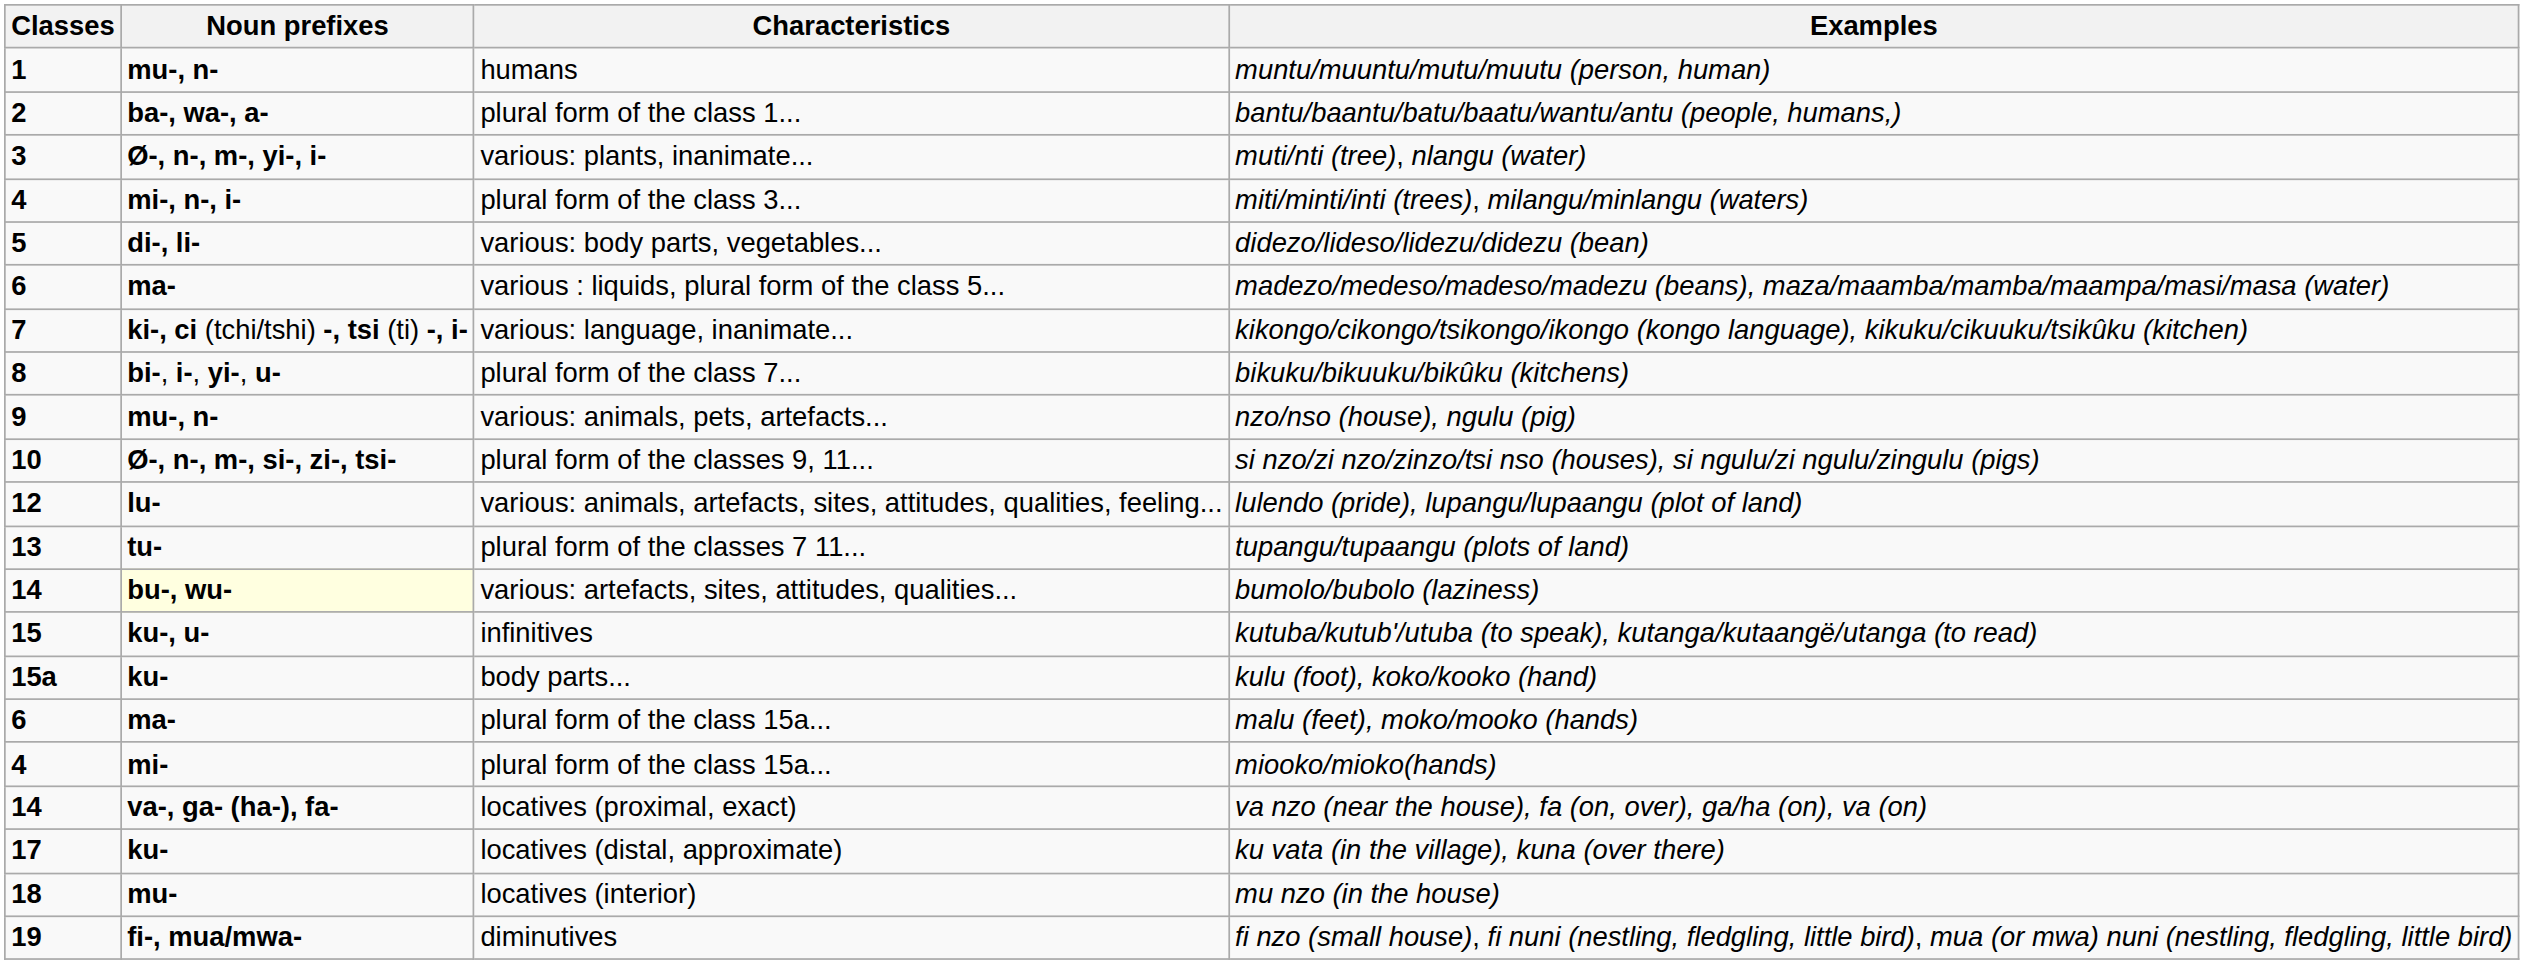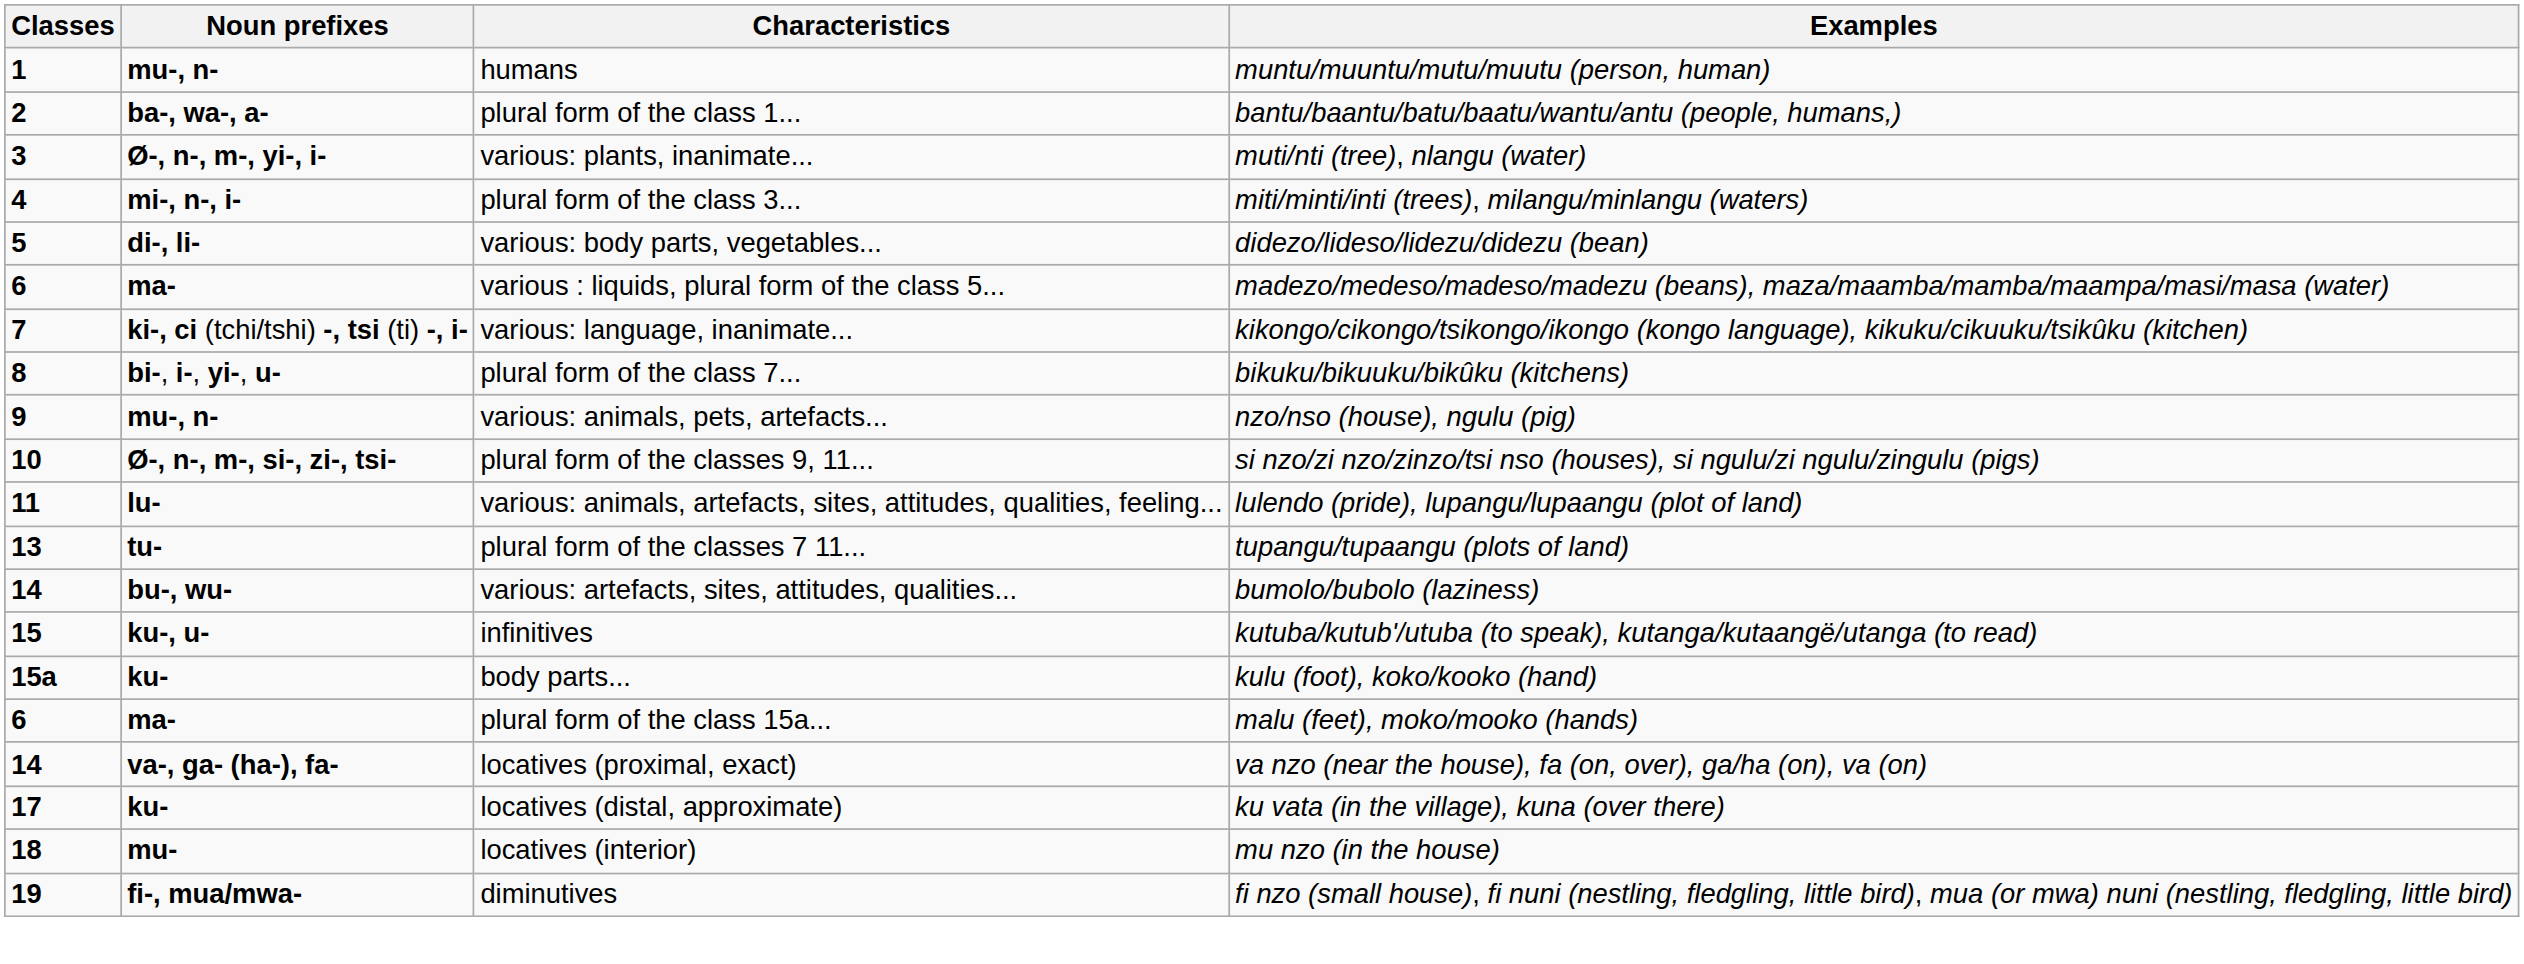(26, 503) 12 -> (26, 503) 11
(180, 590) lightyellow background -> (180, 590) no background
- row: (1366, 763)
